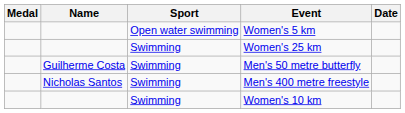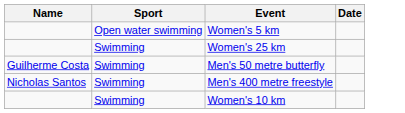- column: (22, 13)
